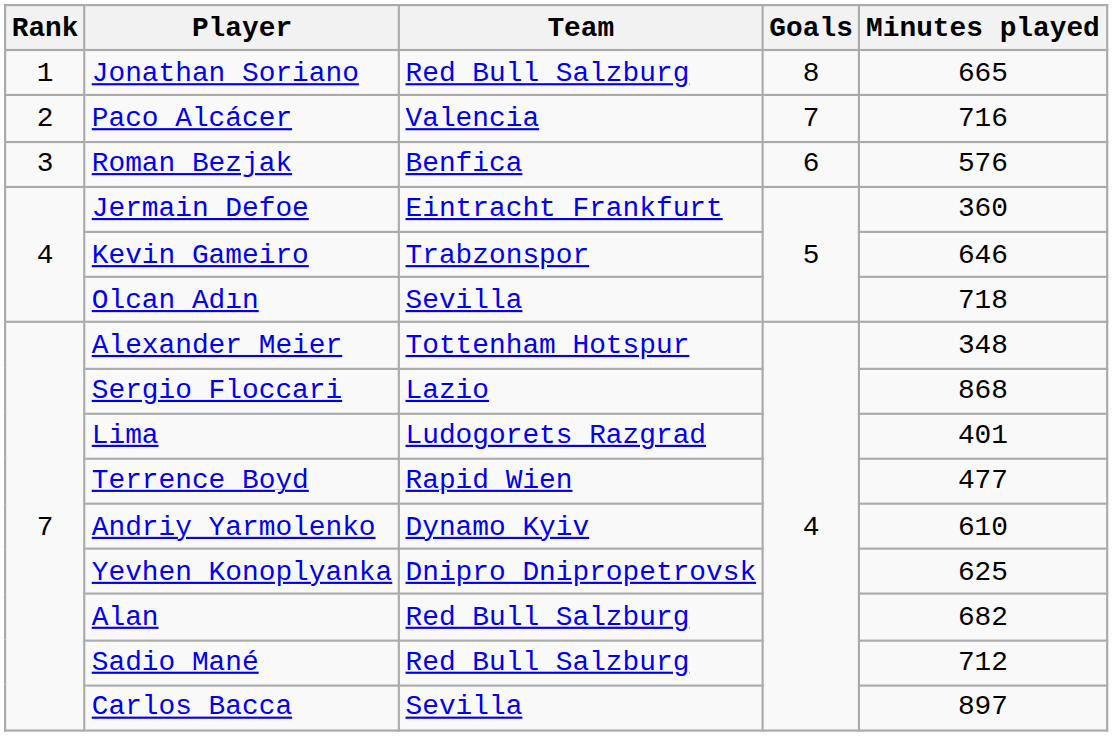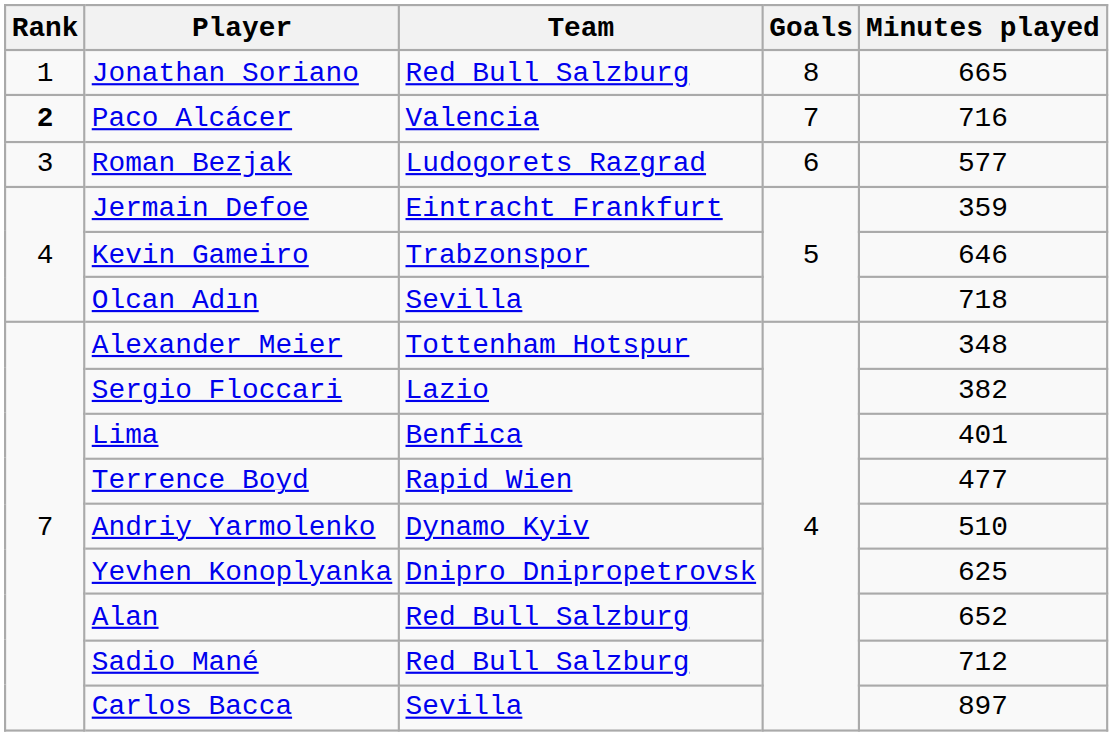(45, 118) normal -> (45, 118) bold
(464, 164) Benfica -> (556, 164) Ludogorets Razgrad
(983, 164) 576 -> (983, 164) 577
(983, 209) 360 -> (983, 209) 359
(983, 390) 868 -> (983, 390) 382
(556, 436) Ludogorets Razgrad -> (464, 436) Benfica
(983, 526) 610 -> (983, 526) 510
(983, 617) 682 -> (983, 617) 652
